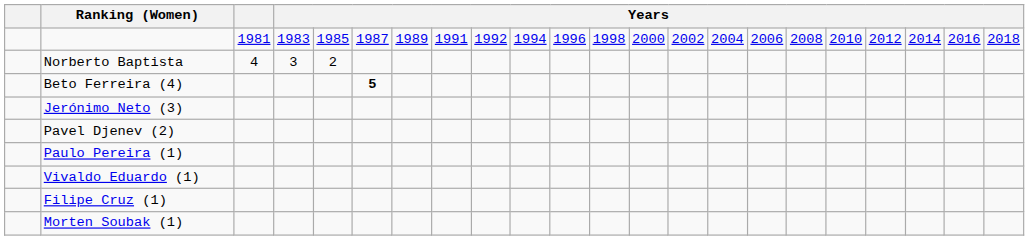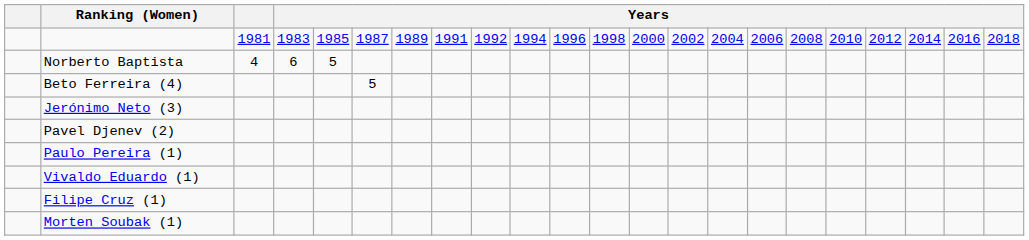(293, 62) 3 -> (293, 62) 6
(333, 62) 2 -> (333, 62) 5
(372, 85) bold -> (372, 85) normal
